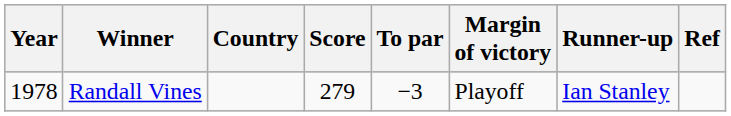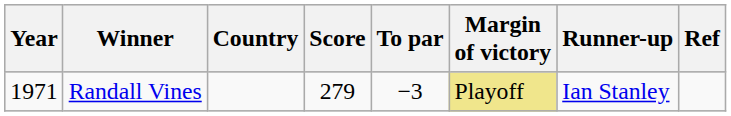(34, 91) 1978 -> (34, 91) 1971
(489, 91) no background -> (489, 91) khaki background
